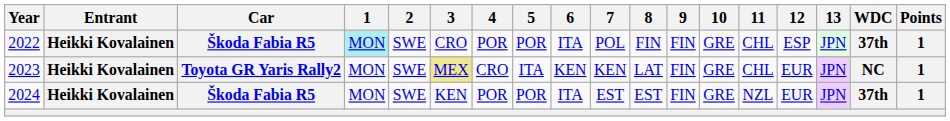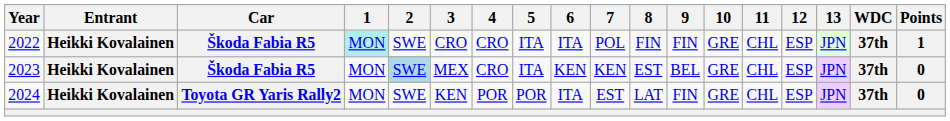(492, 43) POR -> (492, 43) CRO
(531, 43) POR -> (531, 43) ITA
(261, 69) Toyota GR Yaris Rally2 -> (261, 69) Škoda Fabia R5
(409, 69) no background -> (409, 69) lightblue background
(451, 69) khaki background -> (451, 69) no background
(648, 69) LAT -> (648, 69) EST
(683, 69) FIN -> (685, 69) BEL
(797, 69) EUR -> (799, 69) ESP
(873, 69) NC -> (873, 69) 37th
(921, 69) 1 -> (921, 69) 0
(261, 95) Škoda Fabia R5 -> (261, 95) Toyota GR Yaris Rally2
(648, 95) EST -> (648, 95) LAT
(758, 95) NZL -> (762, 95) CHL
(797, 95) EUR -> (799, 95) ESP
(921, 95) 1 -> (921, 95) 0
